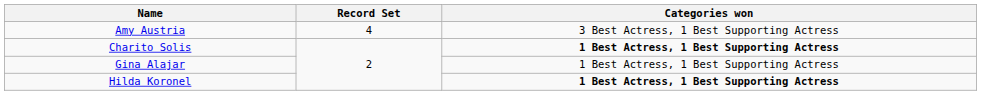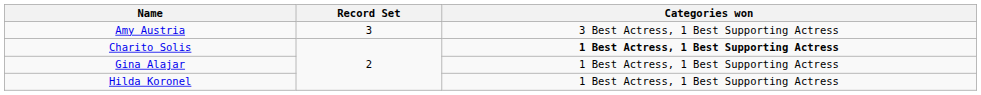(369, 30) 4 -> (369, 30) 3
(709, 82) bold -> (709, 82) normal
